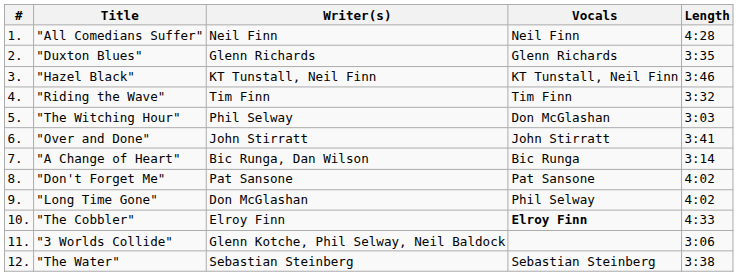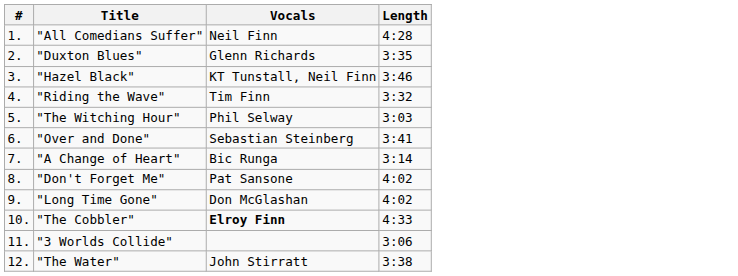- column: (357, 15)
(561, 118) Don McGlashan -> (251, 118) Phil Selway
(561, 138) John Stirratt -> (281, 138) Sebastian Steinberg
(553, 200) Phil Selway -> (259, 200) Don McGlashan
(584, 261) Sebastian Steinberg -> (259, 261) John Stirratt
